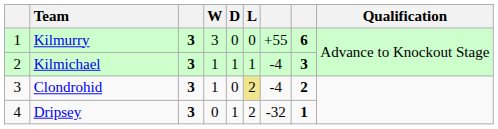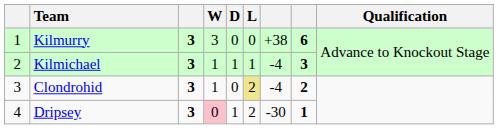(276, 40) +55 -> (276, 40) +38
(215, 111) no background -> (215, 111) pink background
(276, 111) -32 -> (276, 111) -30
